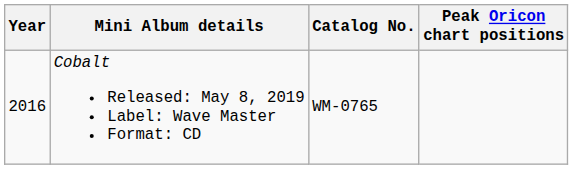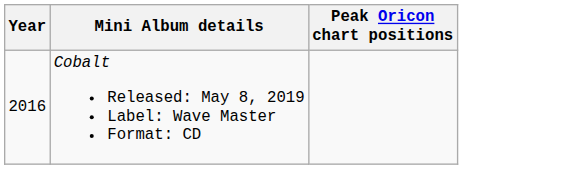- column: (364, 27)
